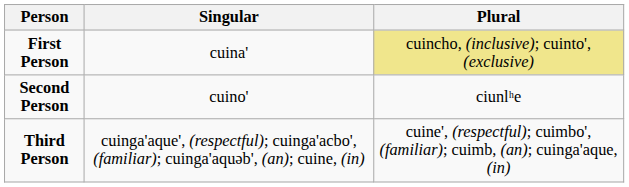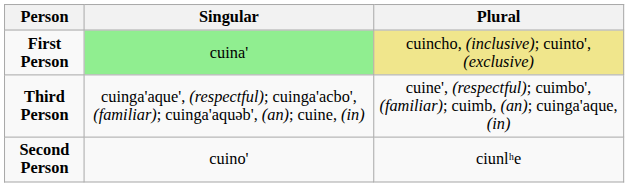(229, 52) no background -> (229, 52) lightgreen background
rows swapped: (44, 96) <-> (44, 150)
